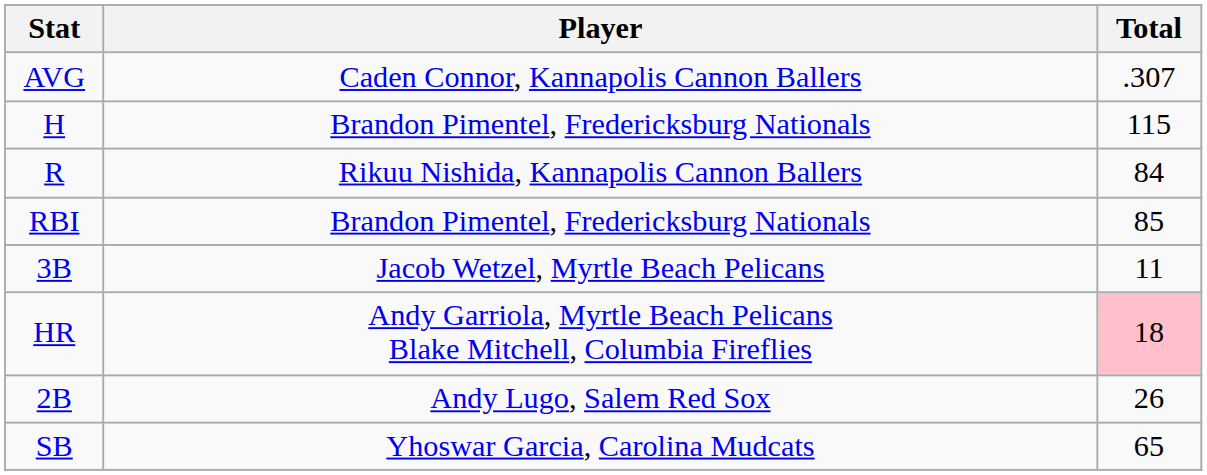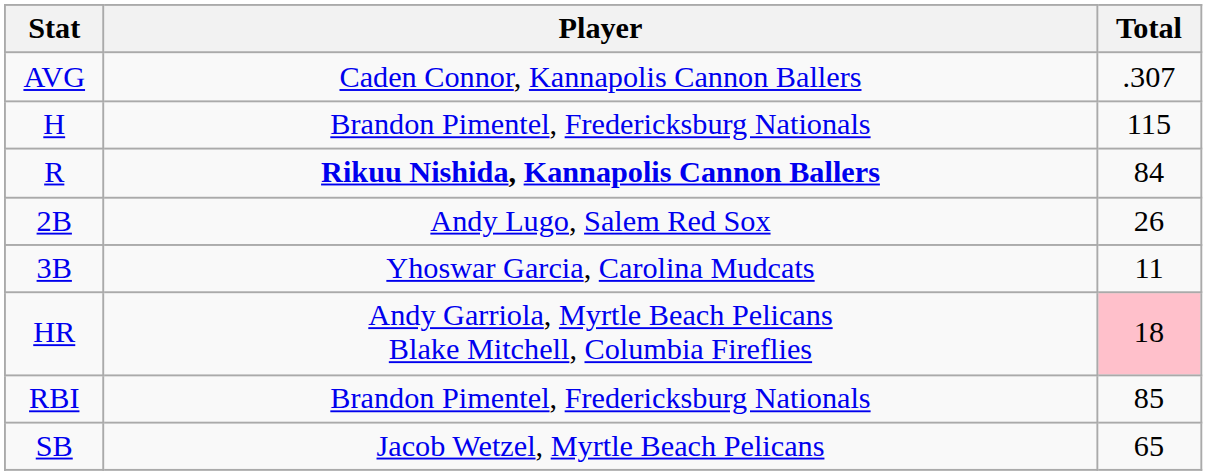(600, 172) normal -> (600, 172) bold
rows swapped: (54, 398) <-> (54, 220)
(600, 268) Jacob Wetzel, Myrtle Beach Pelicans -> (600, 268) Yhoswar Garcia, Carolina Mudcats
(600, 446) Yhoswar Garcia, Carolina Mudcats -> (600, 446) Jacob Wetzel, Myrtle Beach Pelicans
